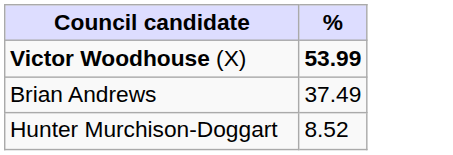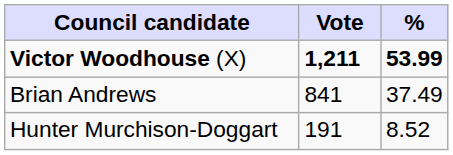+ column: (340, 22)
